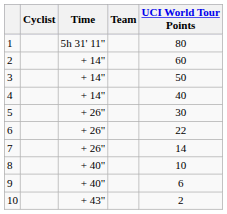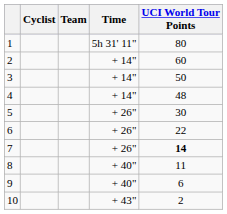columns swapped: (123, 19) <-> (83, 19)
(181, 95) 40 -> (181, 95) 48
(181, 148) normal -> (181, 148) bold
(181, 165) 10 -> (181, 165) 11
